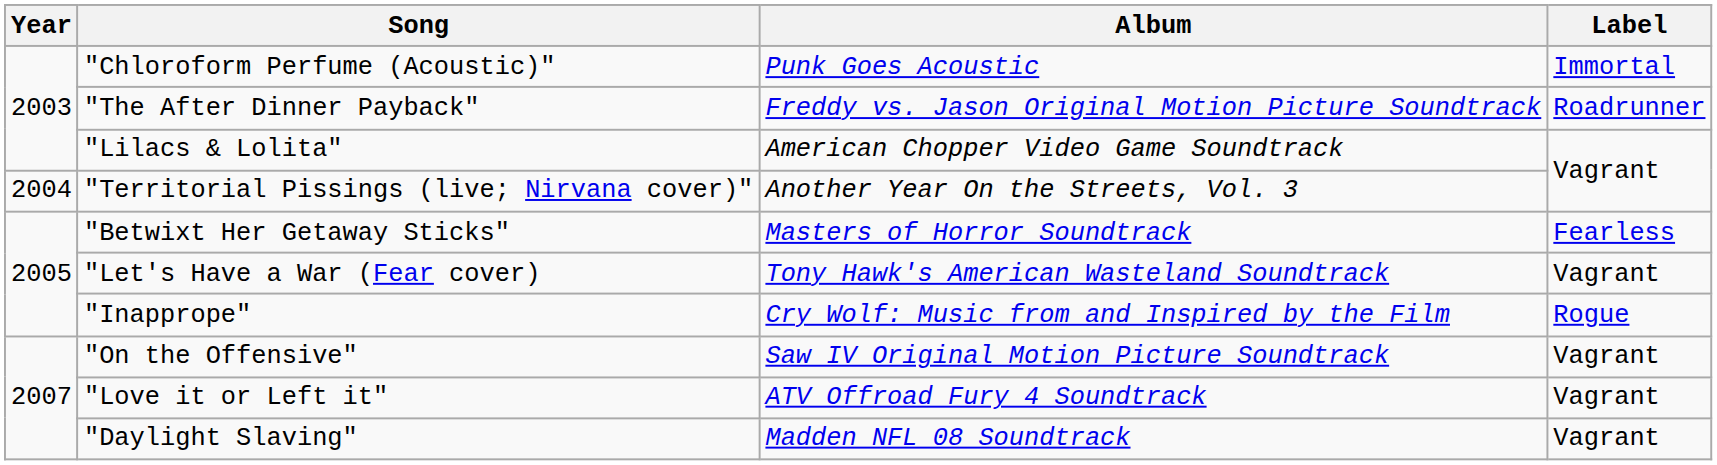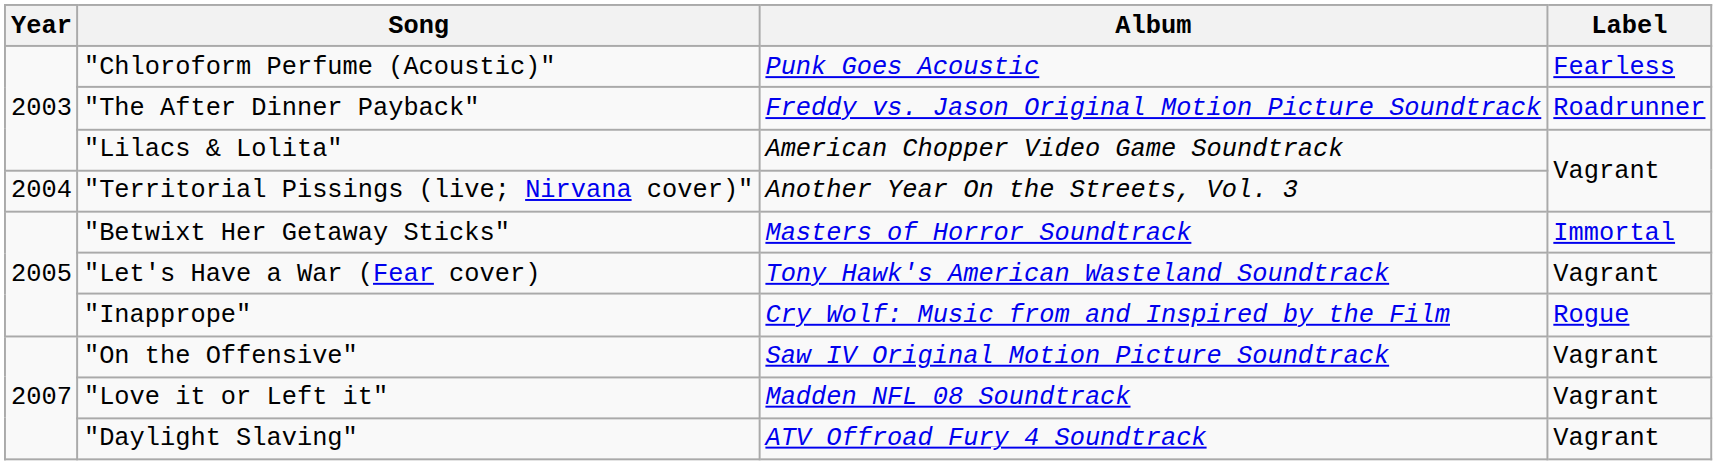(1614, 67) Immortal -> (1614, 67) Fearless
(1614, 232) Fearless -> (1614, 232) Immortal
(986, 397) ATV Offroad Fury 4 Soundtrack -> (948, 397) Madden NFL 08 Soundtrack
(948, 439) Madden NFL 08 Soundtrack -> (986, 439) ATV Offroad Fury 4 Soundtrack
